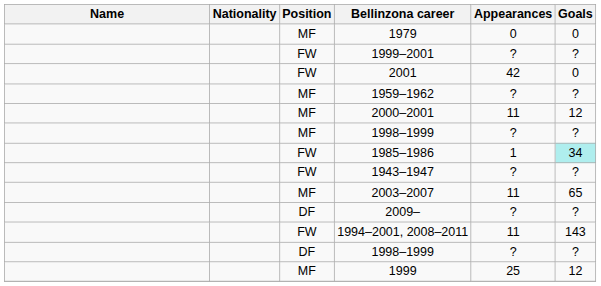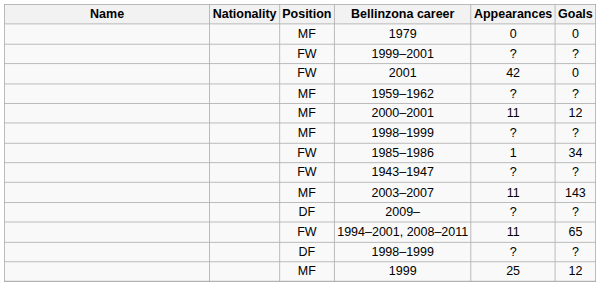(575, 152) paleturquoise background -> (575, 152) no background
(575, 192) 65 -> (575, 192) 143
(575, 232) 143 -> (575, 232) 65
